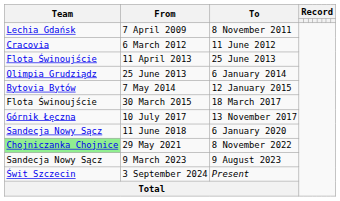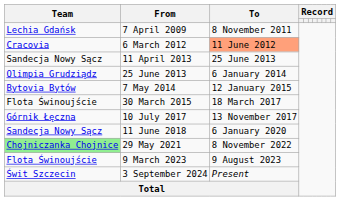(244, 45) no background -> (244, 45) lightsalmon background
(52, 59) Flota Świnoujście -> (54, 59) Sandecja Nowy Sącz
(54, 160) Sandecja Nowy Sącz -> (52, 160) Flota Świnoujście
